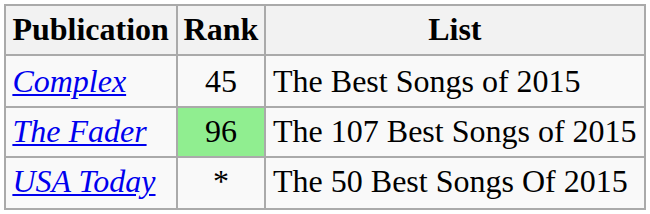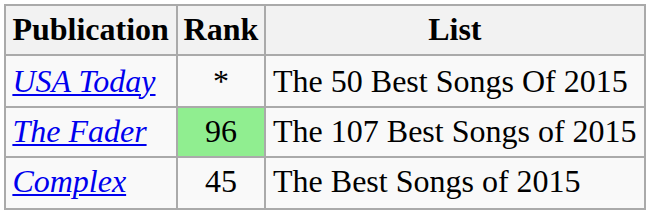rows swapped: (84, 182) <-> (69, 80)
